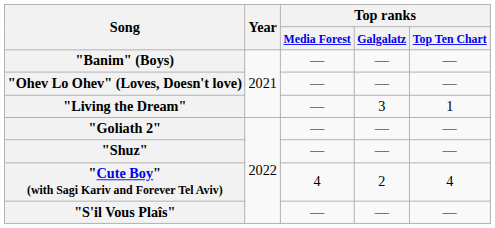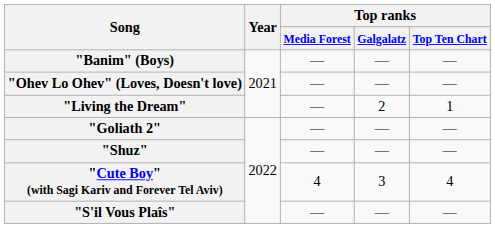(382, 106) 3 -> (382, 106) 2
(382, 181) 2 -> (382, 181) 3
